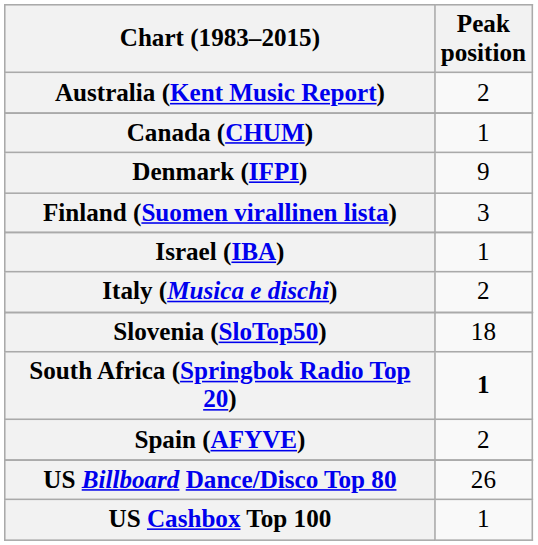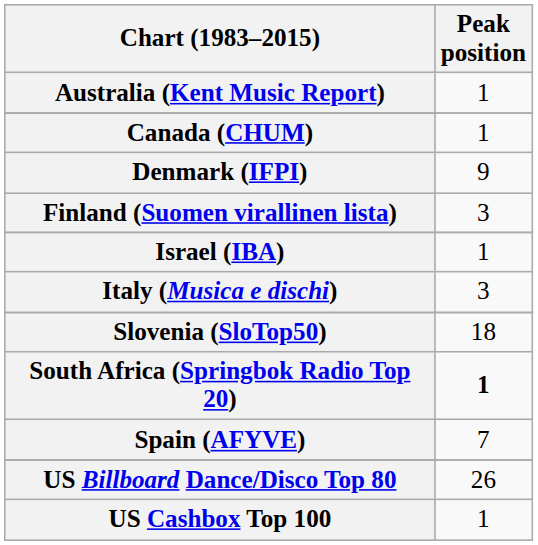(483, 92) 2 -> (483, 92) 1
(483, 291) 2 -> (483, 291) 3
(483, 439) 2 -> (483, 439) 7
